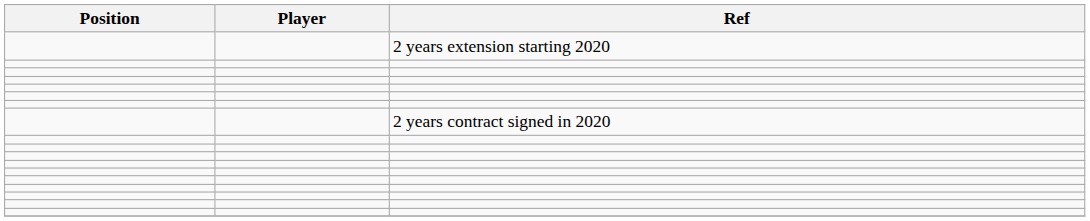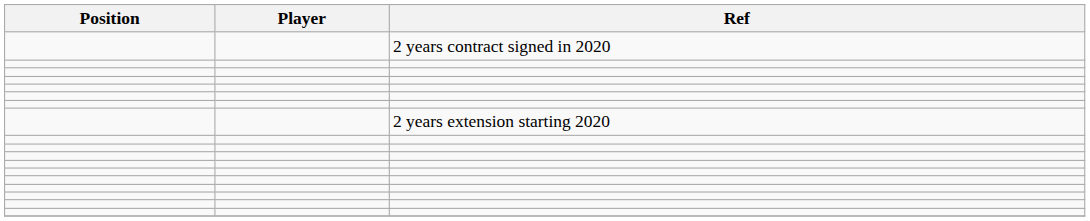rows swapped: (110, 46) <-> (110, 122)
